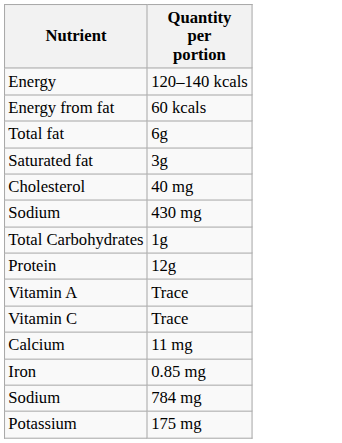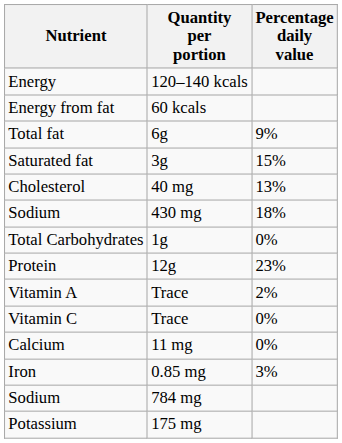+ column: (295, 36)
